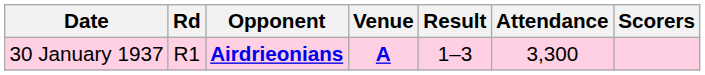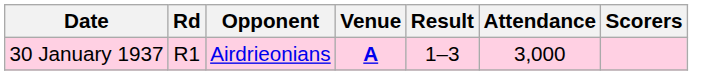(277, 54) bold -> (270, 54) normal
(552, 54) 3,300 -> (540, 54) 3,000
